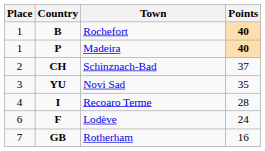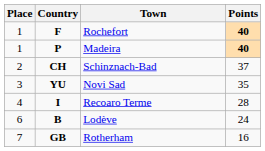(58, 31) B -> (58, 31) F
(58, 119) F -> (58, 119) B
